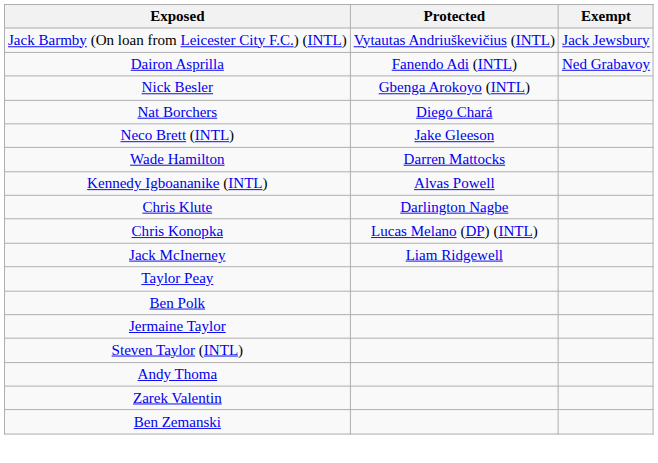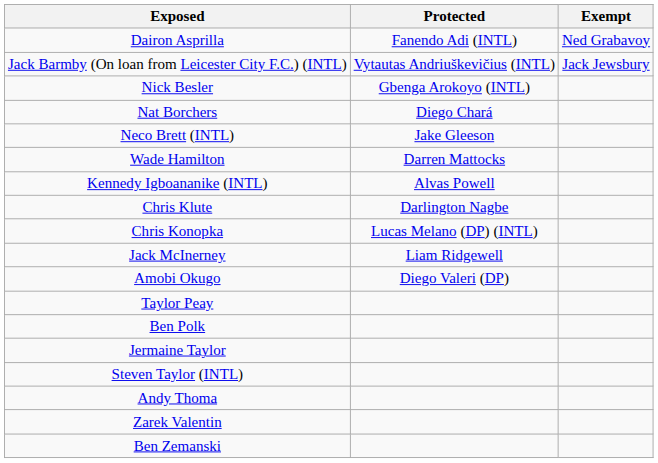rows swapped: (177, 64) <-> (177, 40)
+ row: (177, 278)
